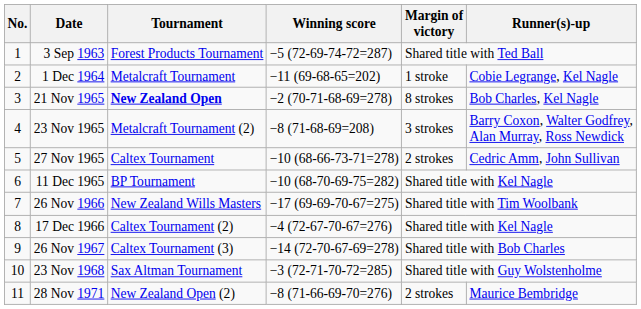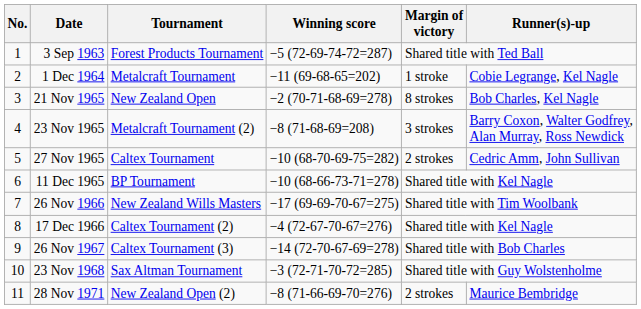(166, 98) bold -> (163, 98) normal
(334, 159) −10 (68-66-73-71=278) -> (334, 159) −10 (68-70-69-75=282)
(334, 181) −10 (68-70-69-75=282) -> (334, 181) −10 (68-66-73-71=278)
